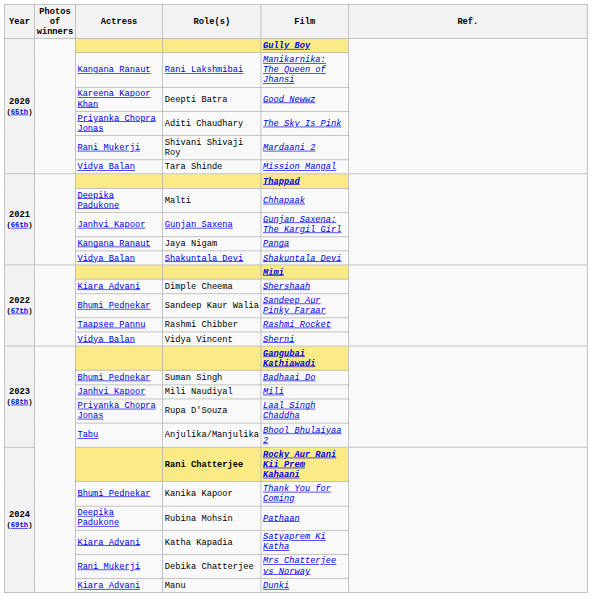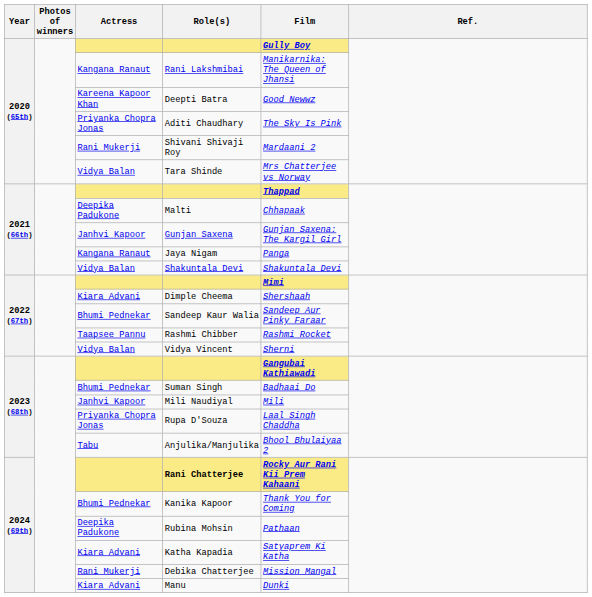(300, 167) Mission Mangal -> (300, 172) Mrs Chatterjee vs Norway
(300, 566) Mrs Chatterjee vs Norway -> (300, 571) Mission Mangal
